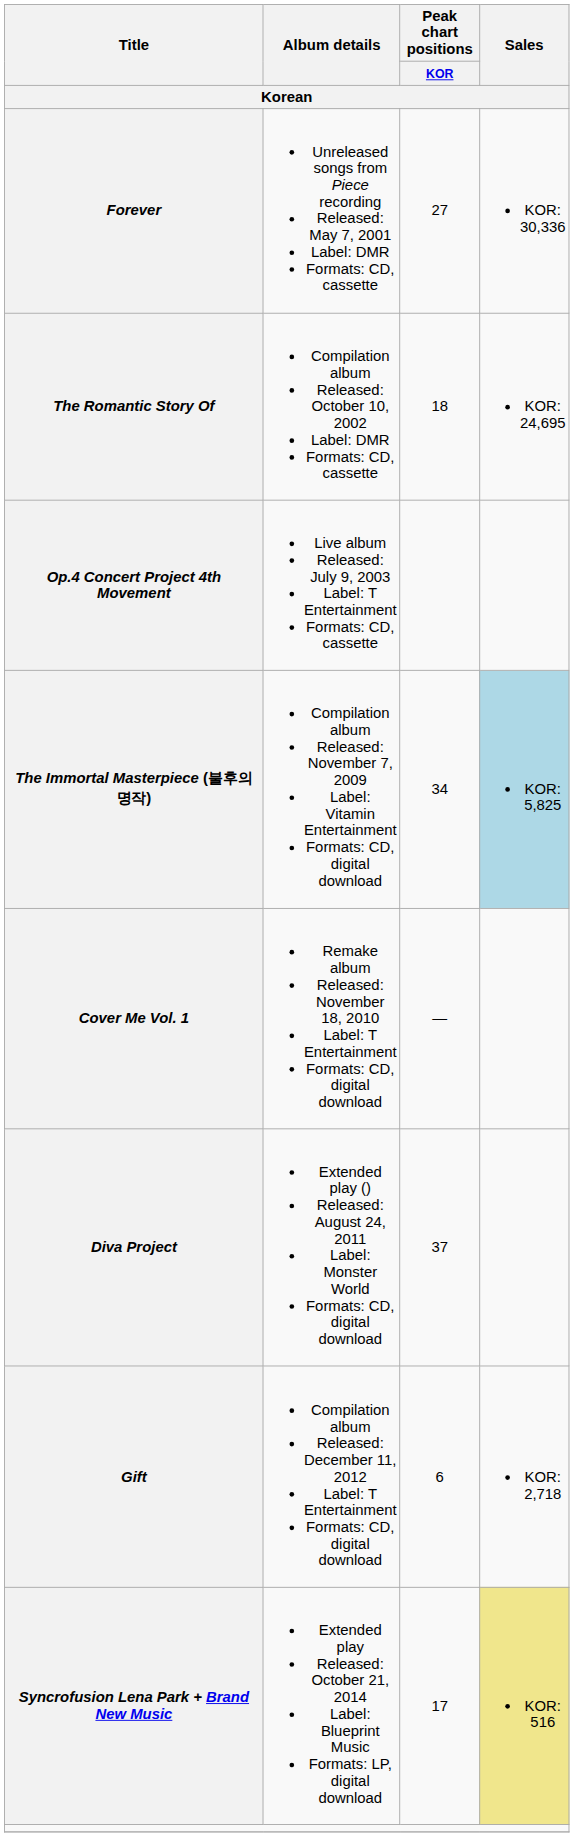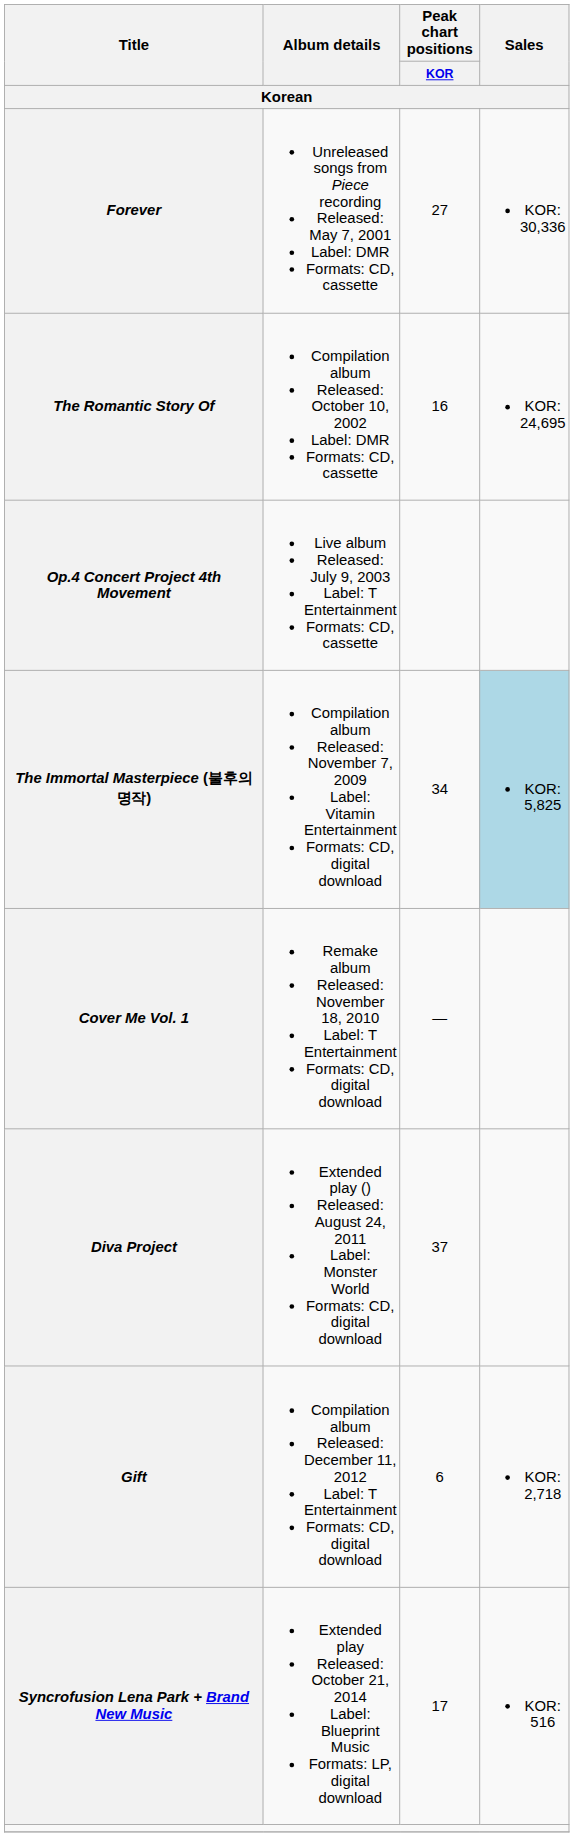(440, 406) 18 -> (440, 406) 16
(524, 1714) khaki background -> (524, 1714) no background
